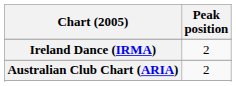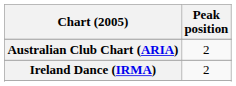rows swapped: (93, 70) <-> (93, 49)
